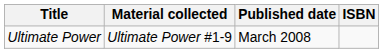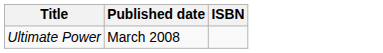- column: (170, 15)
